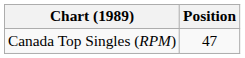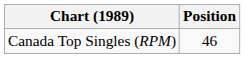(210, 41) 47 -> (210, 41) 46
